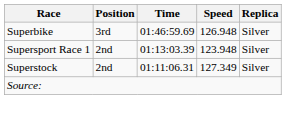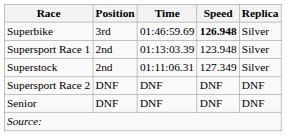(218, 31) normal -> (218, 31) bold
+ row: (49, 85)
+ row: (22, 103)
